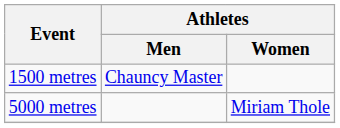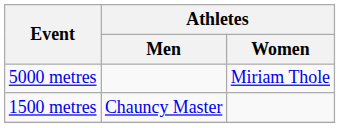rows swapped: (53, 78) <-> (53, 107)
